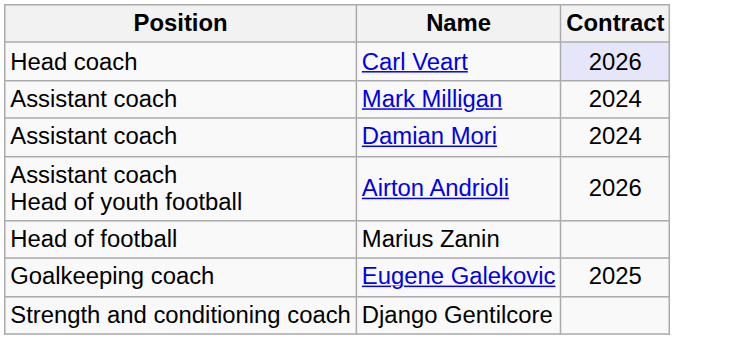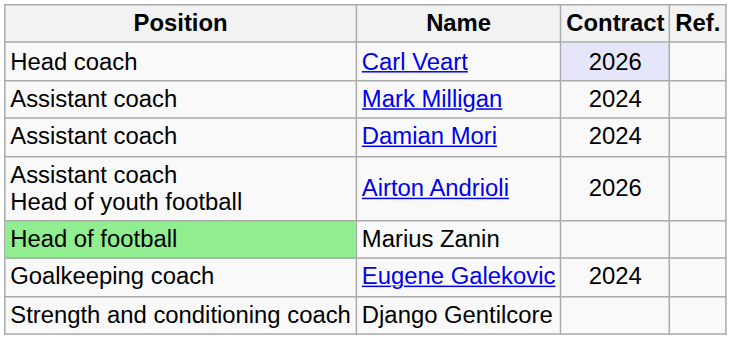+ column: (698, 23)
(94, 239) no background -> (94, 239) lightgreen background
(615, 277) 2025 -> (615, 277) 2024
